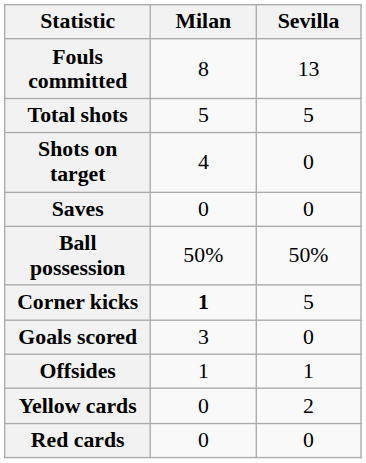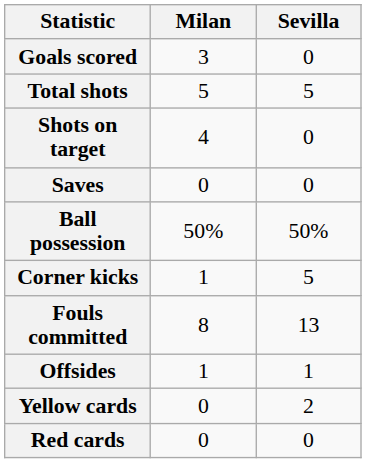rows swapped: (78, 336) <-> (78, 68)
(203, 302) bold -> (203, 277) normal
